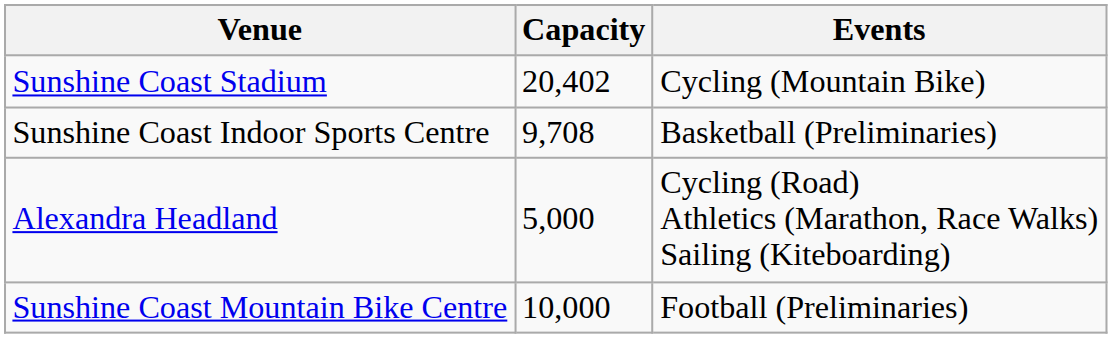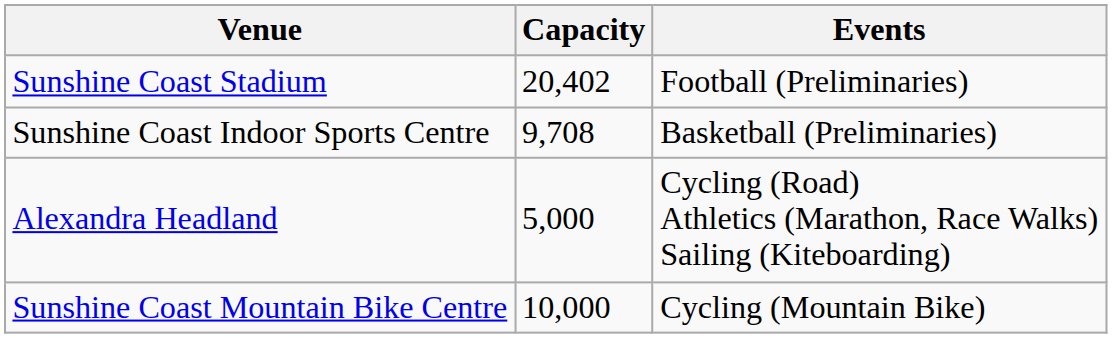(823, 81) Cycling (Mountain Bike) -> (814, 81) Football (Preliminaries)
(814, 306) Football (Preliminaries) -> (823, 306) Cycling (Mountain Bike)
